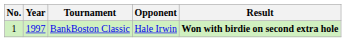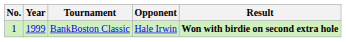(36, 29) 1997 -> (36, 29) 1999
